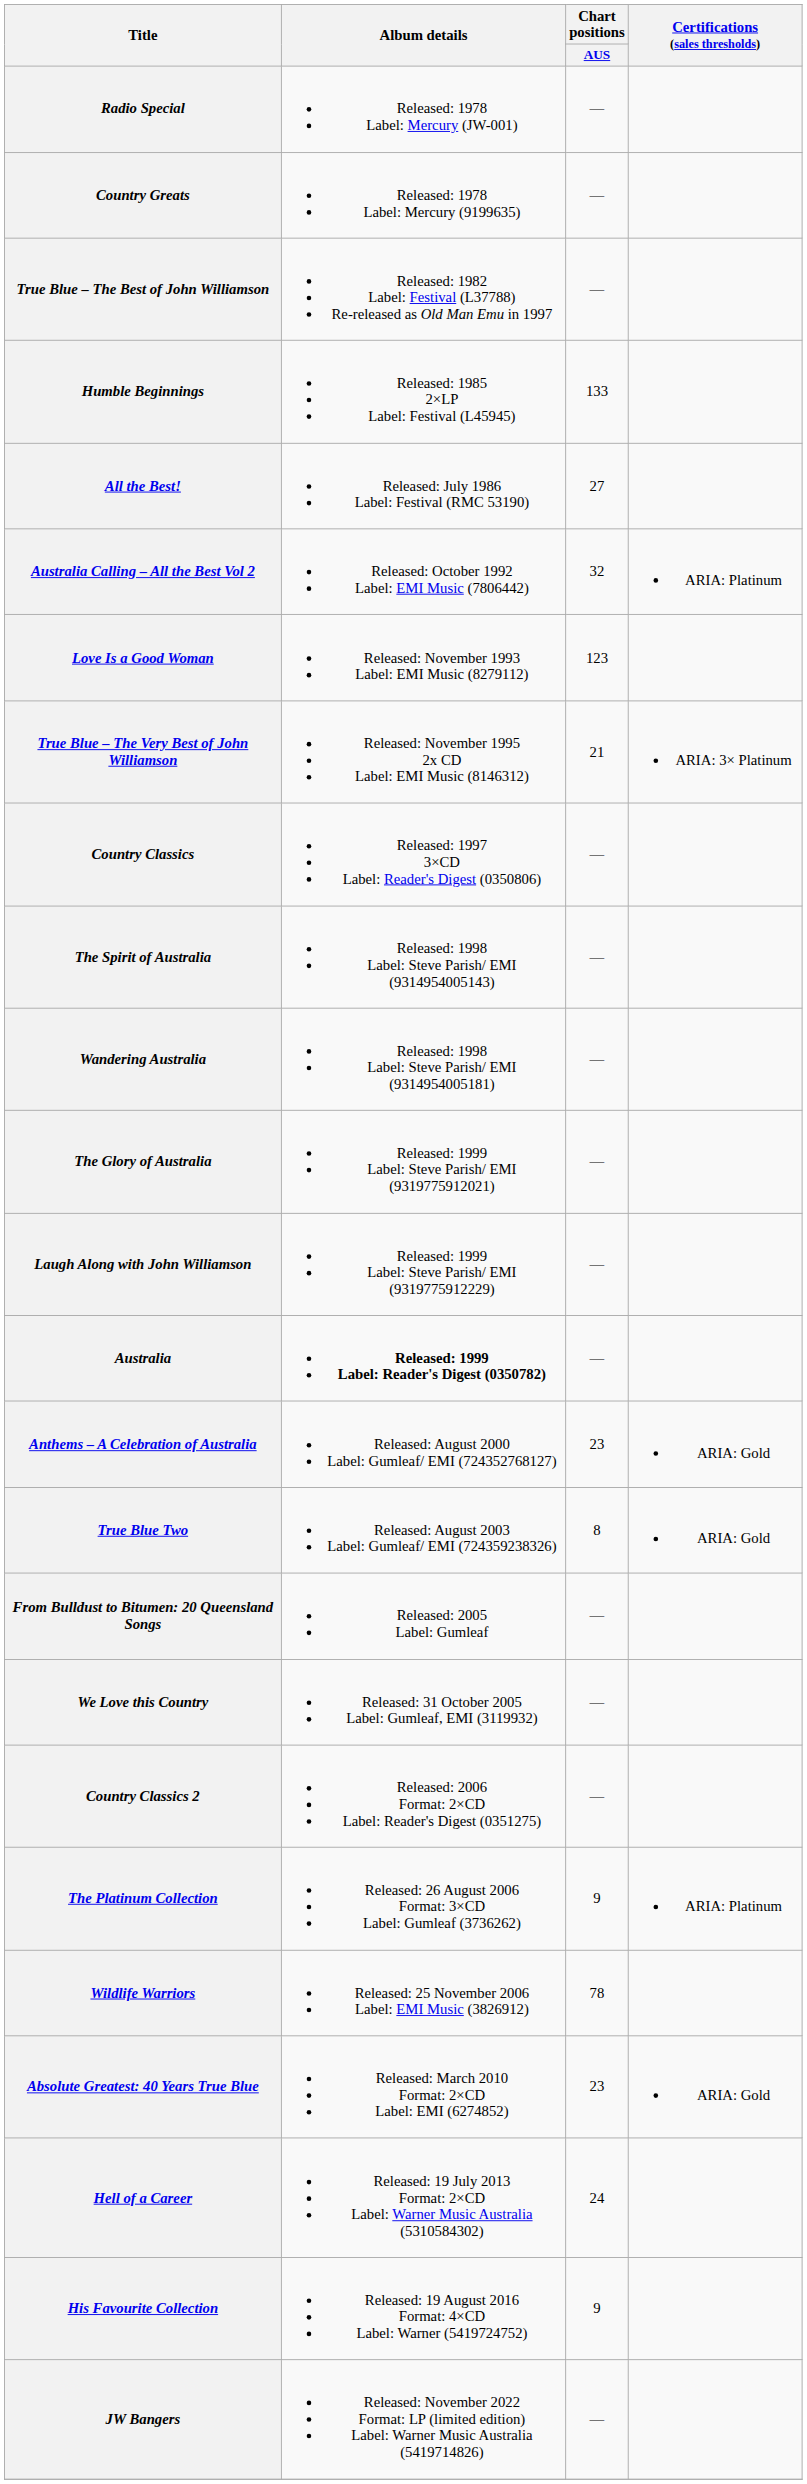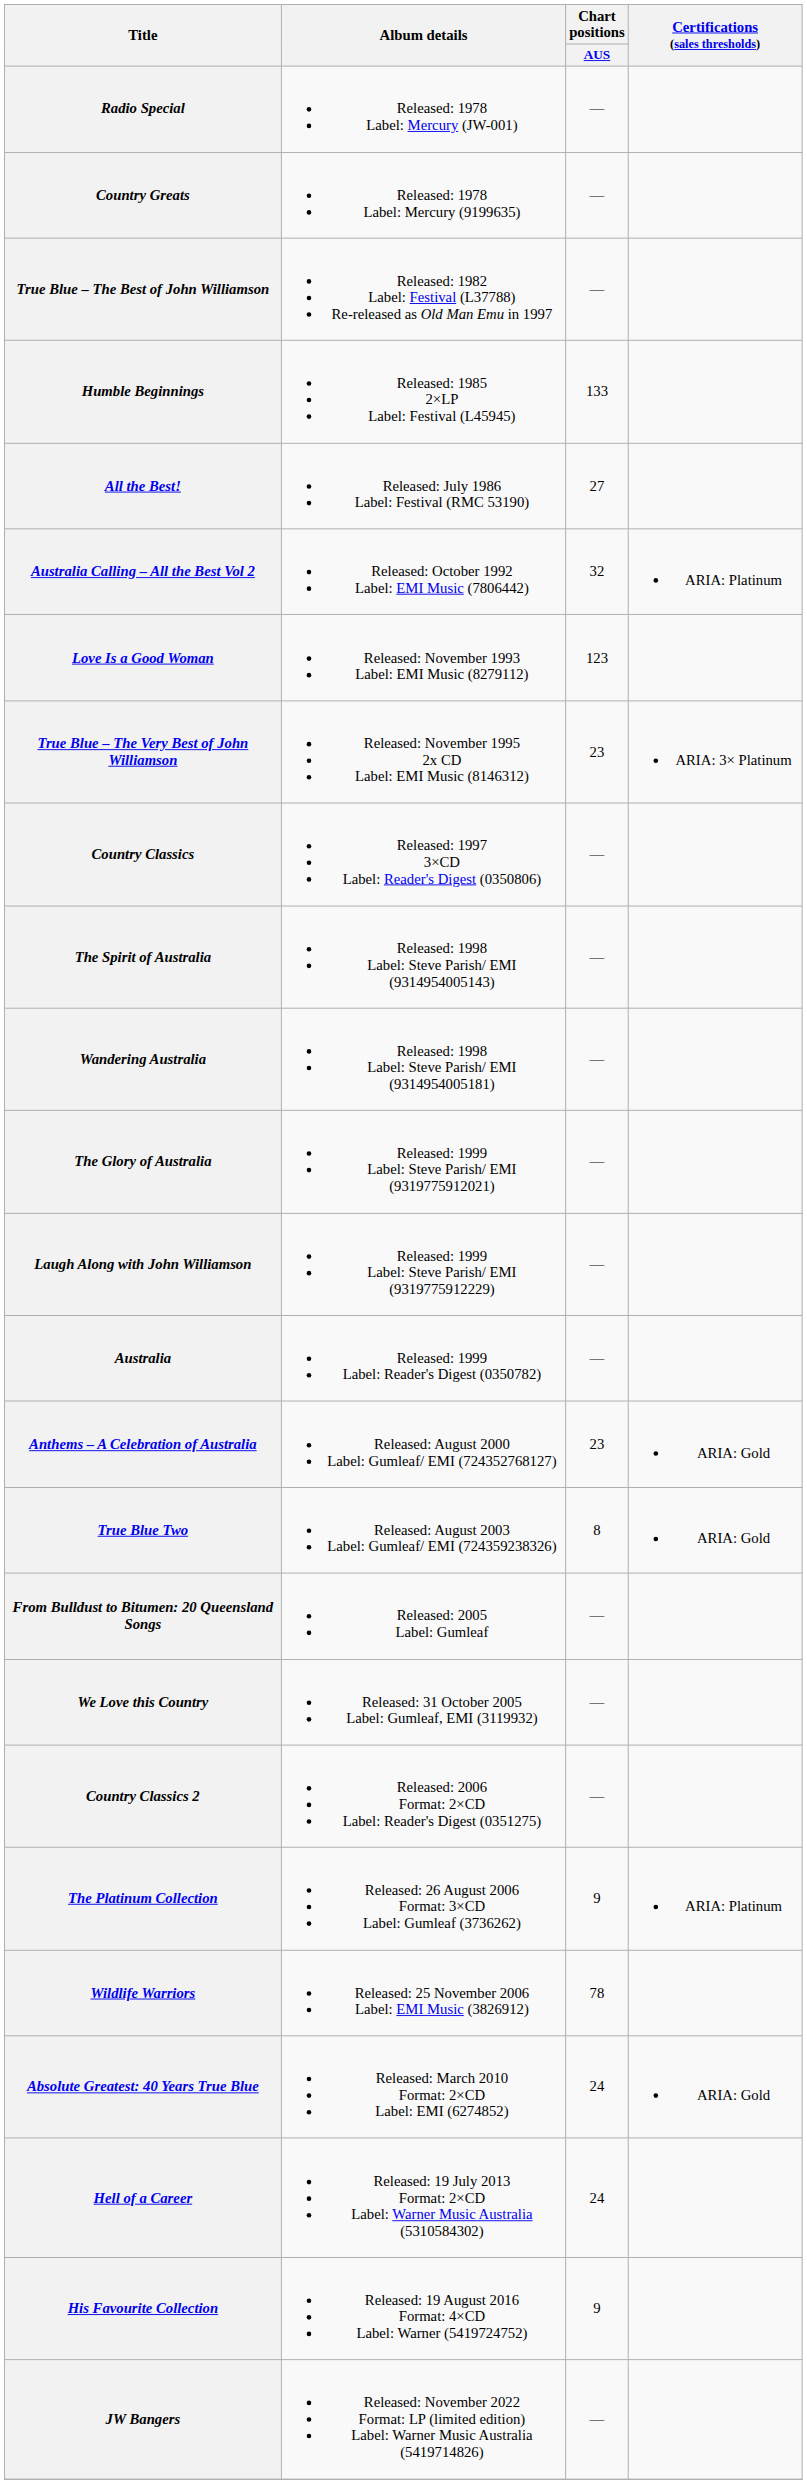(597, 751) 21 -> (597, 751) 23
(424, 1367) bold -> (424, 1367) normal
(597, 2087) 23 -> (597, 2087) 24
